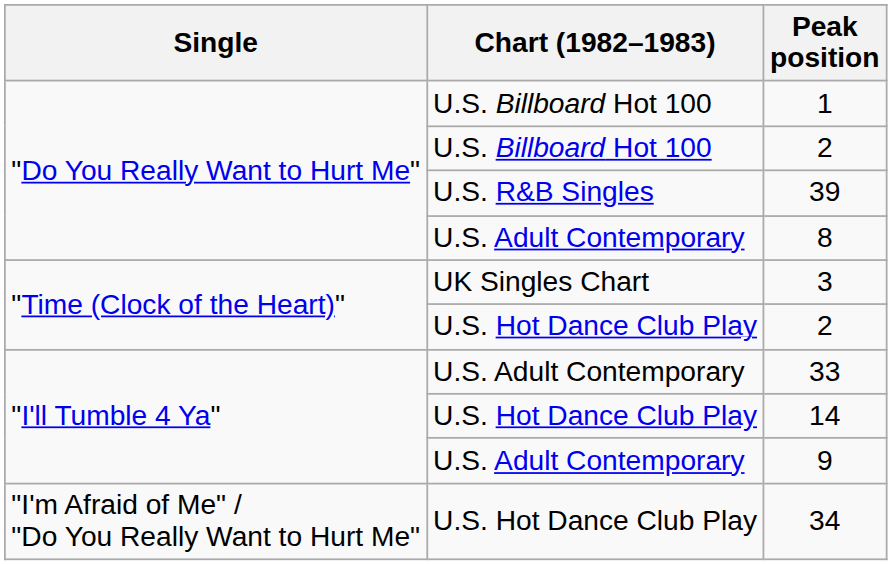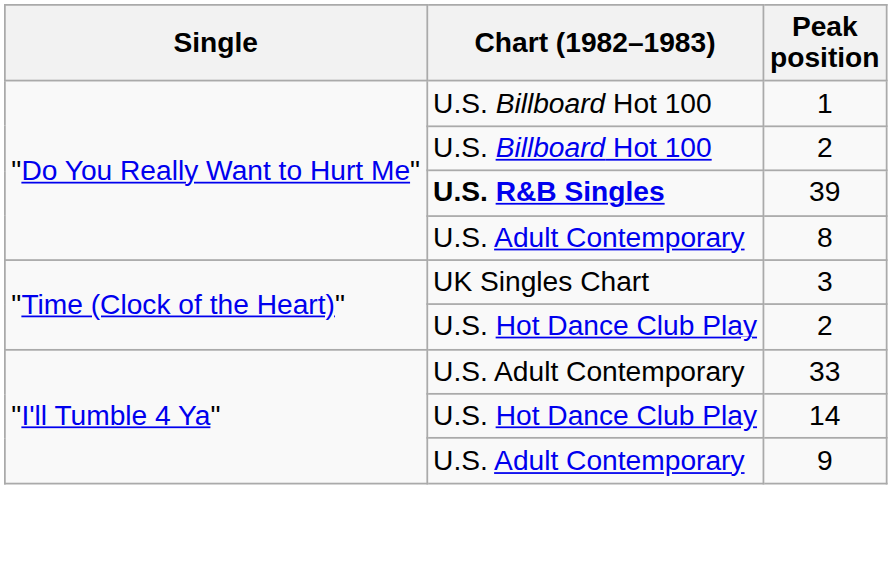(543, 192) normal -> (549, 192) bold
- row: (216, 520)
